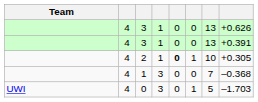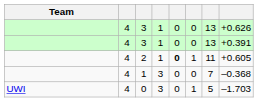(210, 58) 10 -> (210, 58) 11
(236, 58) +0.305 -> (236, 58) +0.605
